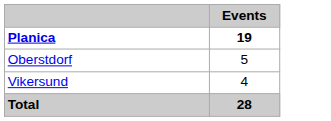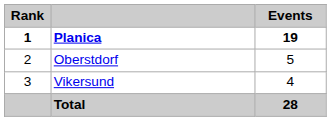+ column: (28, 15)
